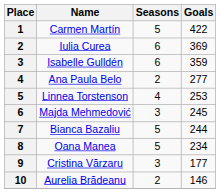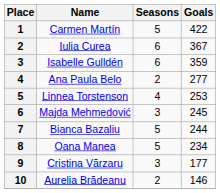(199, 46) 369 -> (199, 46) 367
